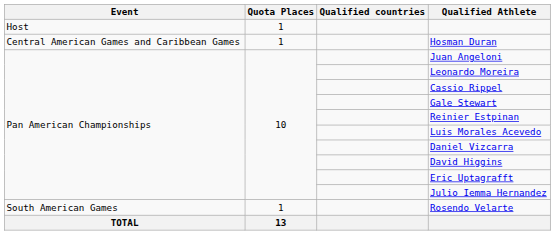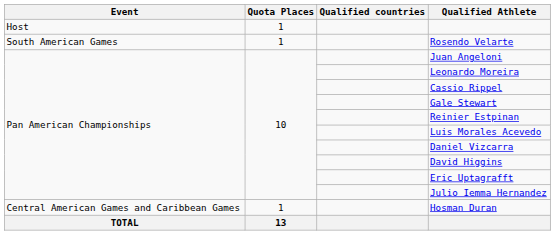rows swapped: (62, 207) <-> (123, 42)
